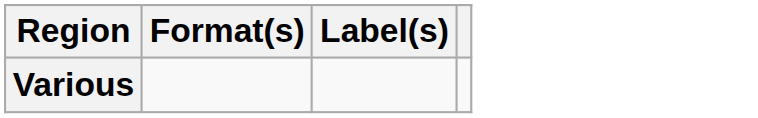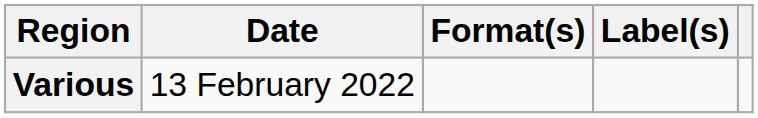+ column: (282, 31)
